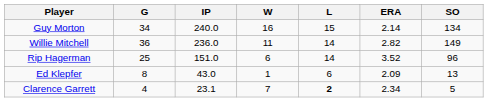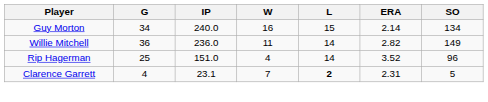(268, 58) 6 -> (268, 58) 4
- row: (59, 74)
(391, 89) 2.34 -> (391, 74) 2.31
